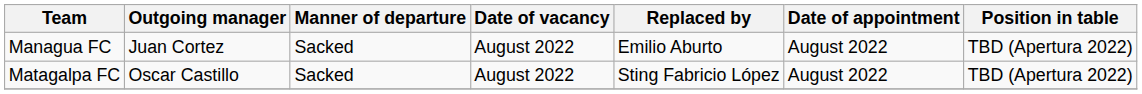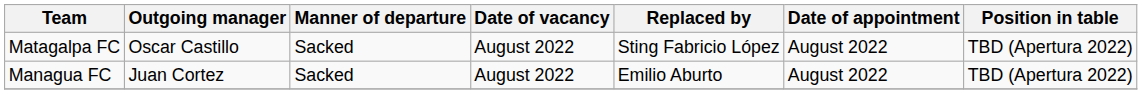rows swapped: (64, 74) <-> (60, 46)
